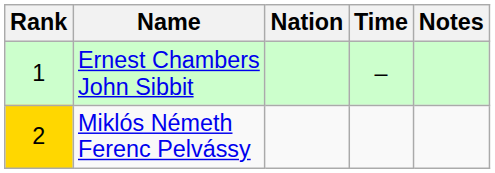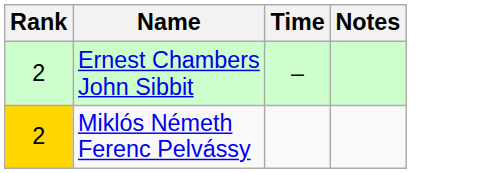- column: (307, 23)
(39, 73) 1 -> (39, 73) 2
